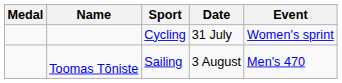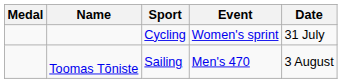columns swapped: (290, 15) <-> (216, 15)
